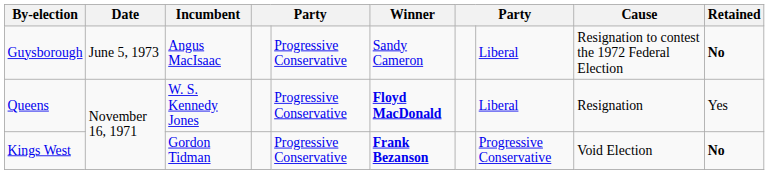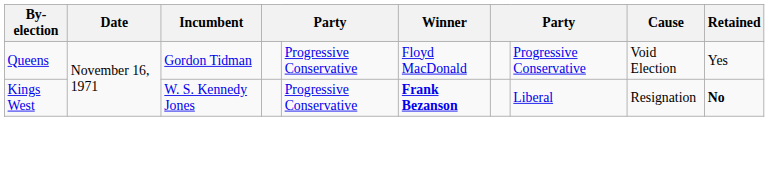- row: (45, 52)
(193, 105) W. S. Kennedy Jones -> (208, 60) Gordon Tidman
(407, 105) bold -> (434, 60) normal
(499, 105) Liberal -> (550, 60) Progressive Conservative
(610, 105) Resignation -> (653, 60) Void Election
(189, 150) Gordon Tidman -> (206, 97) W. S. Kennedy Jones
(515, 150) Progressive Conservative -> (533, 97) Liberal
(615, 150) Void Election -> (663, 97) Resignation
